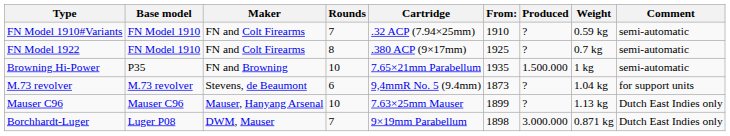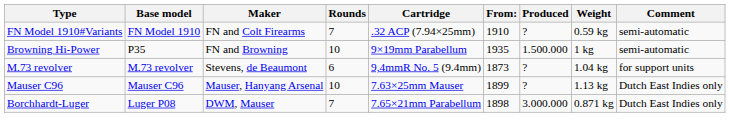- row: (43, 49)
(426, 67) 7.65×21mm Parabellum -> (419, 49) 9×19mm Parabellum
(419, 121) 9×19mm Parabellum -> (426, 103) 7.65×21mm Parabellum
